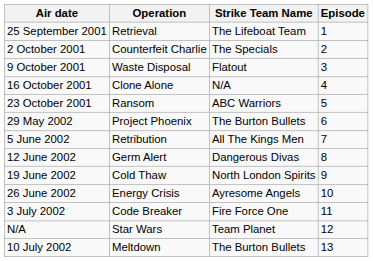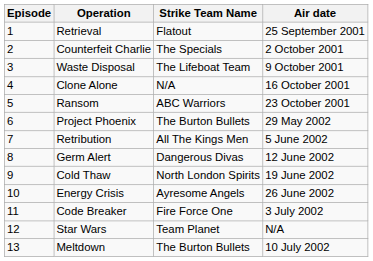columns swapped: (343, 13) <-> (57, 13)
(259, 31) The Lifeboat Team -> (174, 31) Flatout
(229, 67) Flatout -> (203, 67) The Lifeboat Team
